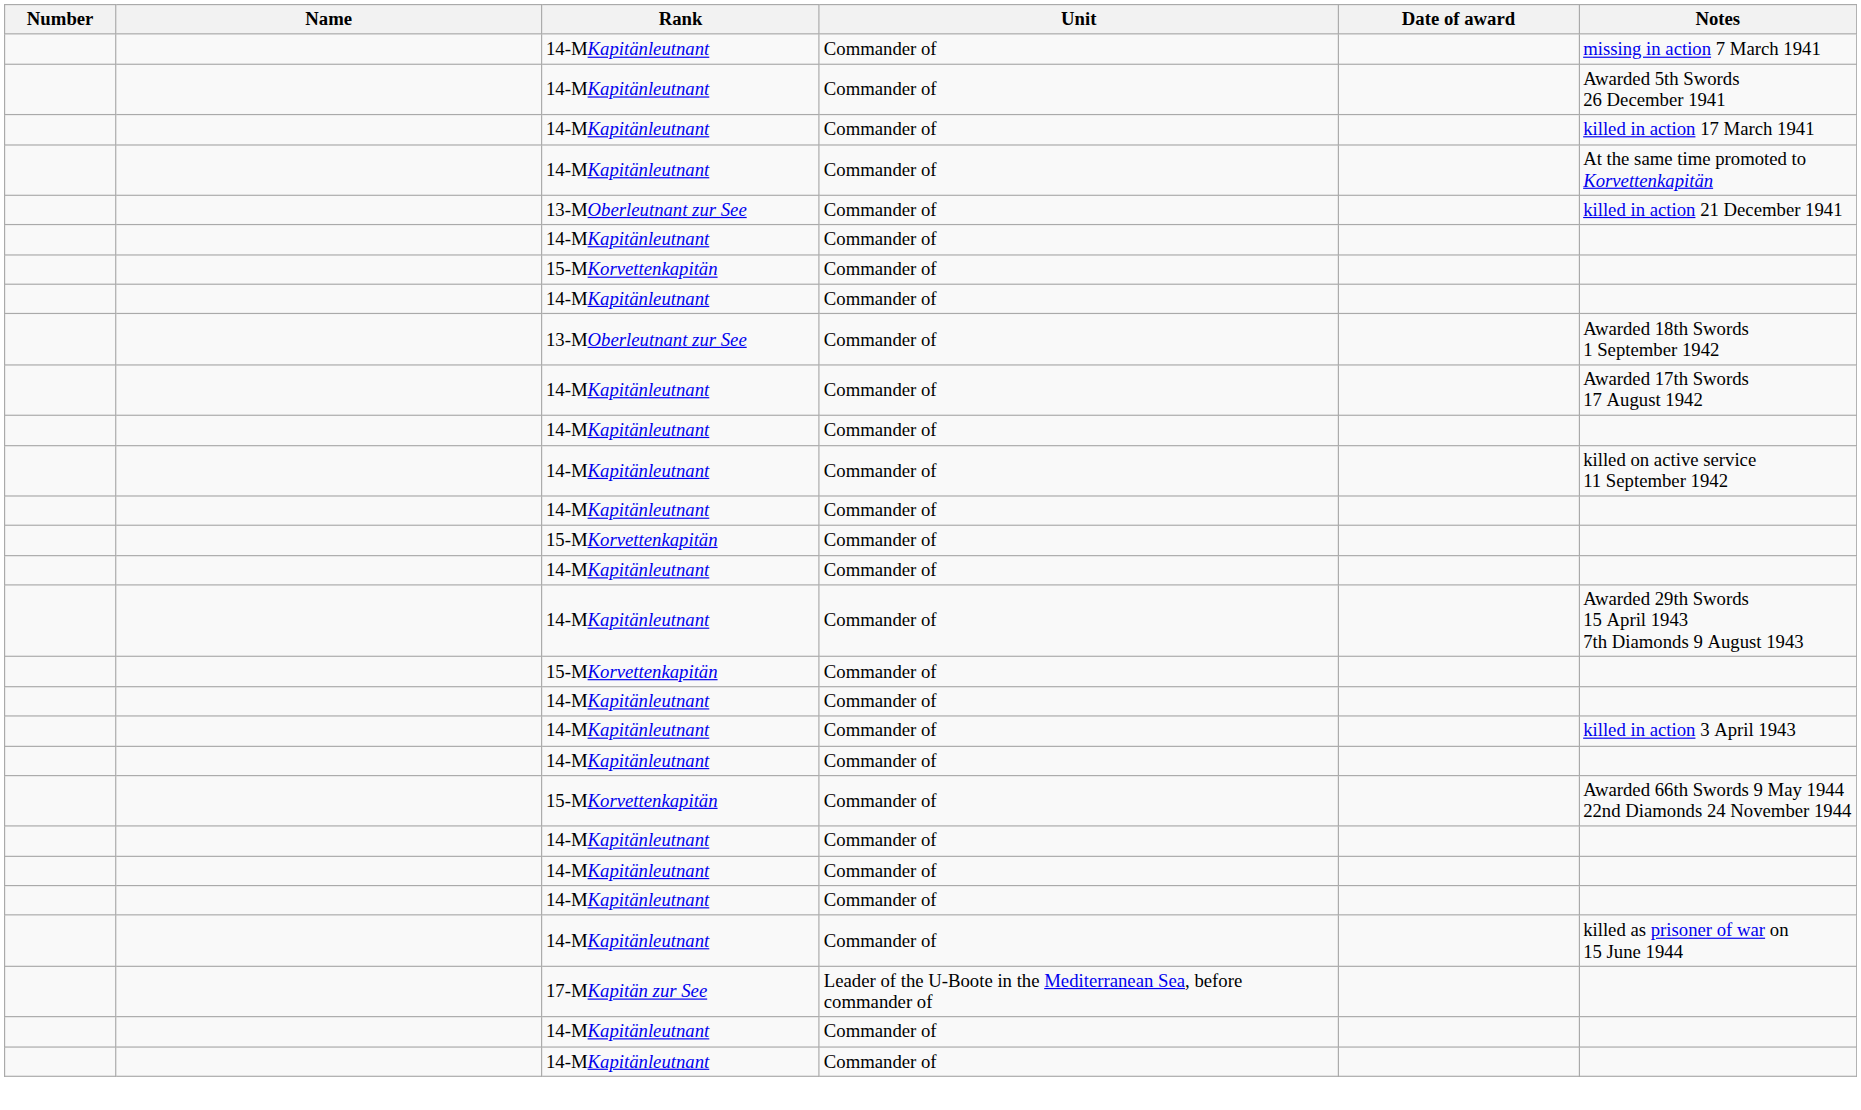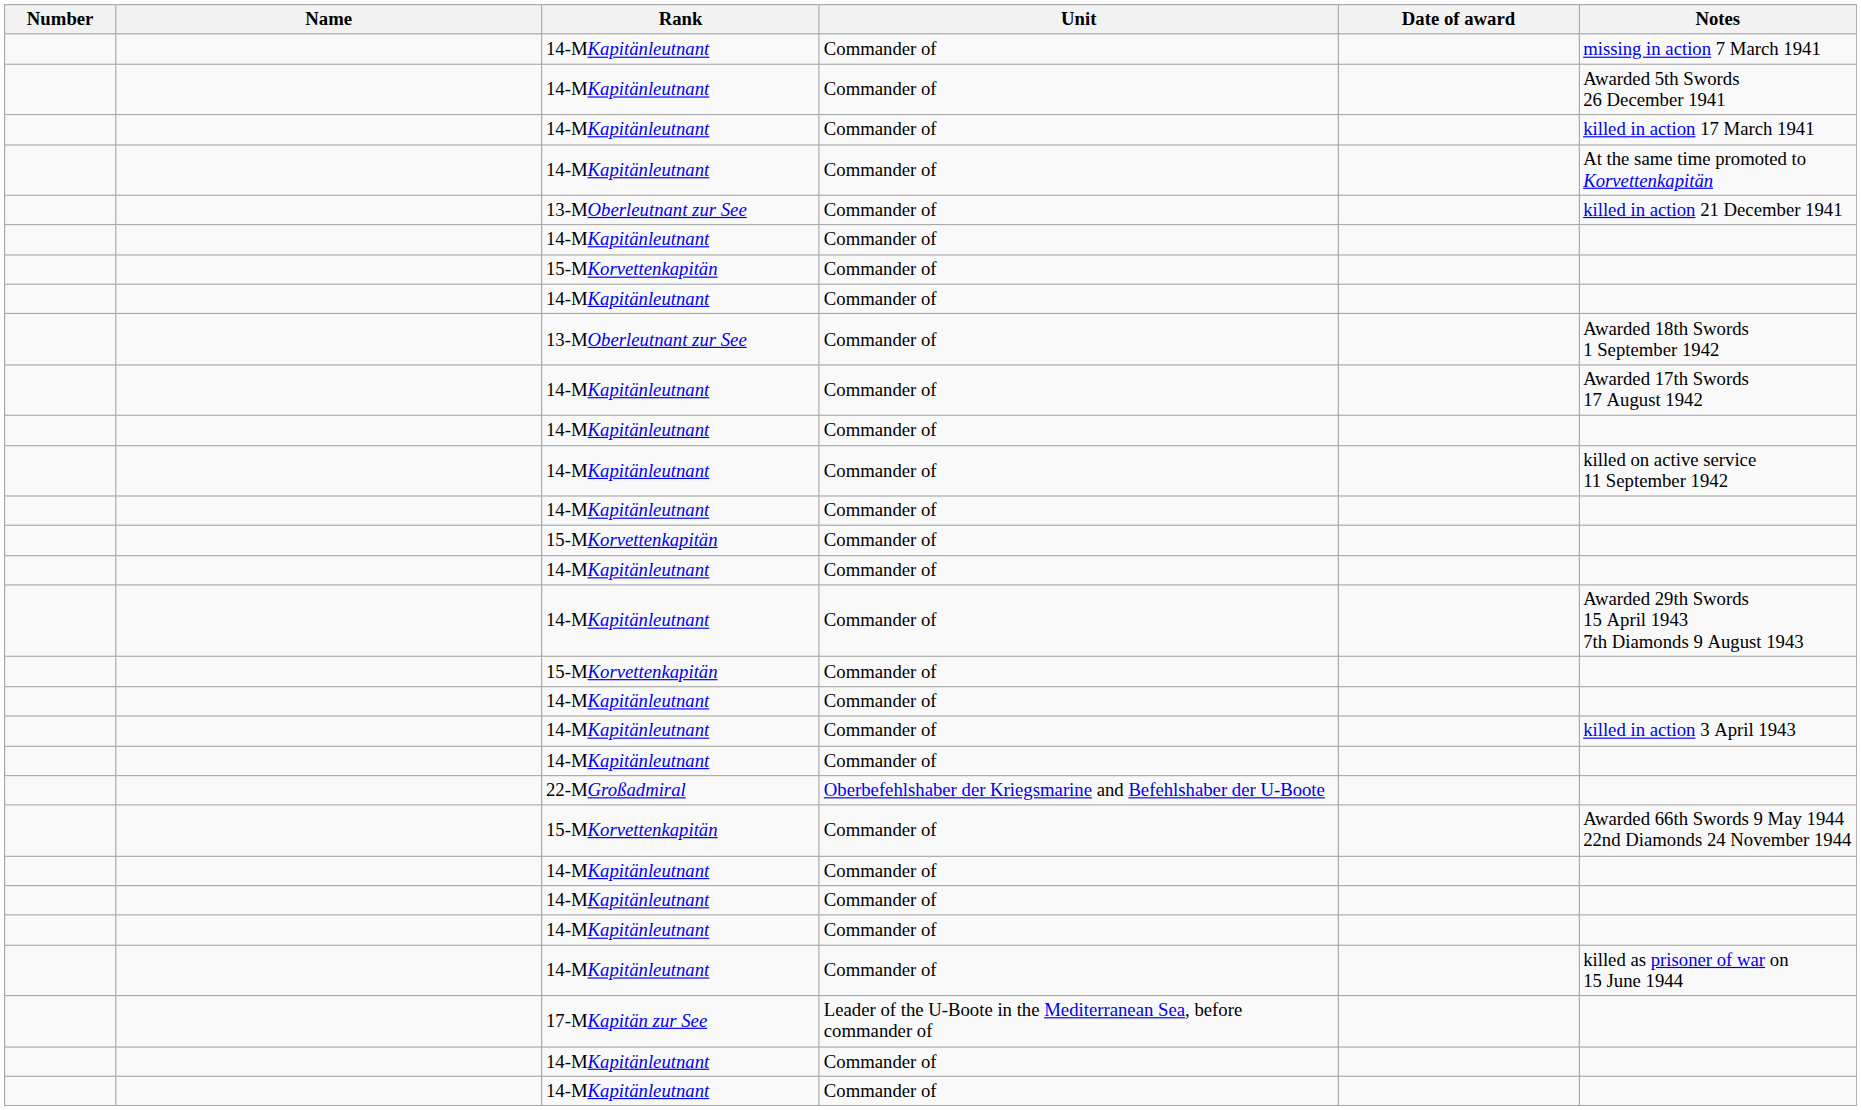+ row: (616, 790)
